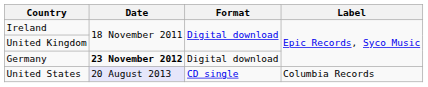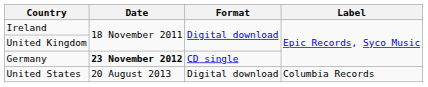(233, 58) Digital download -> (213, 58) CD single
(131, 74) lavender background -> (131, 74) no background
(213, 74) CD single -> (233, 74) Digital download
